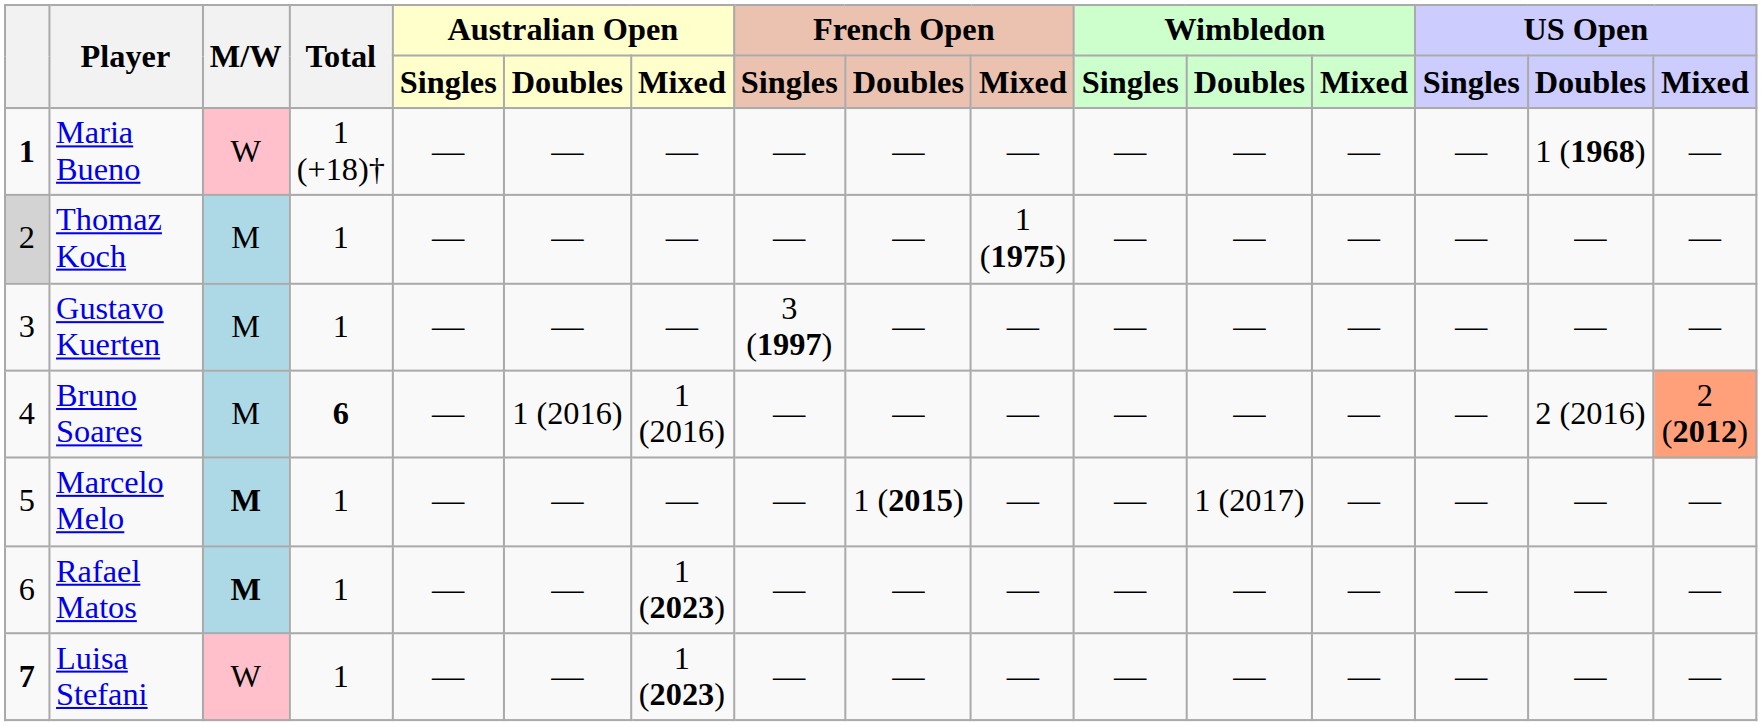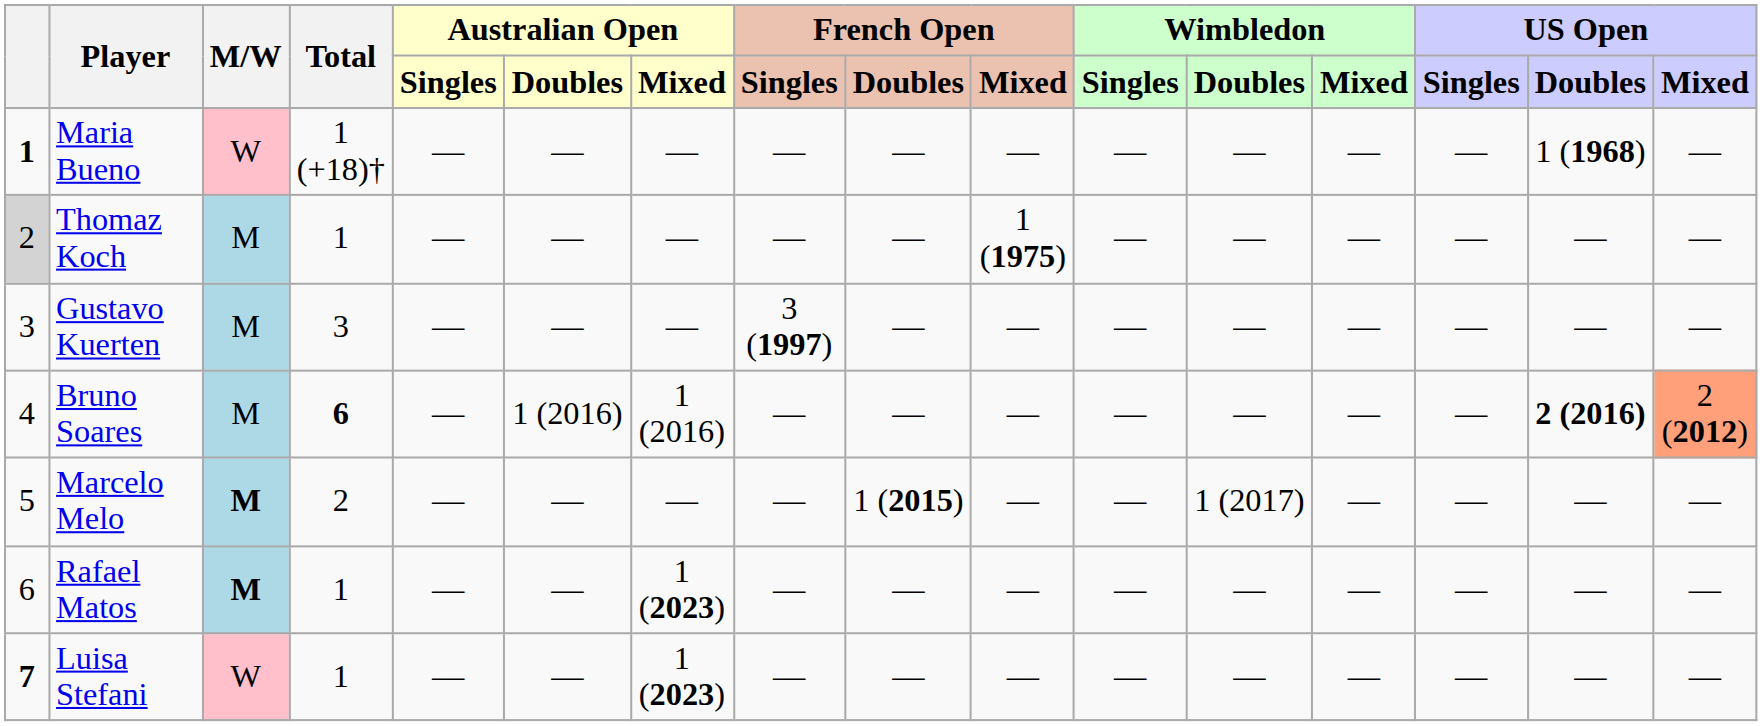(341, 326) 1 -> (341, 326) 3
(1590, 413) normal -> (1590, 413) bold
(341, 501) 1 -> (341, 501) 2
